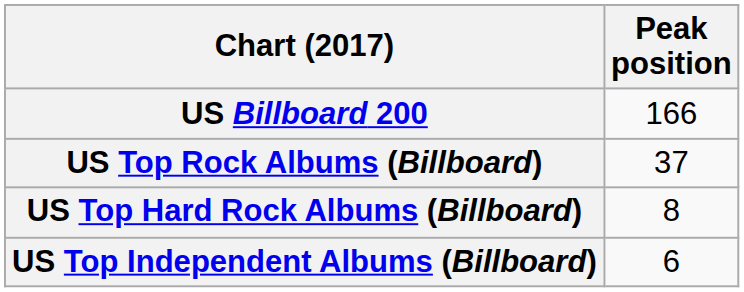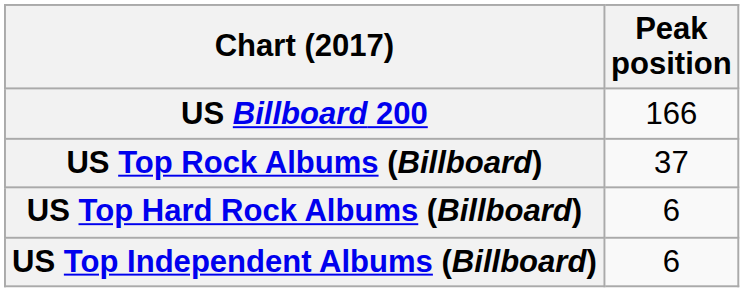(671, 211) 8 -> (671, 211) 6
